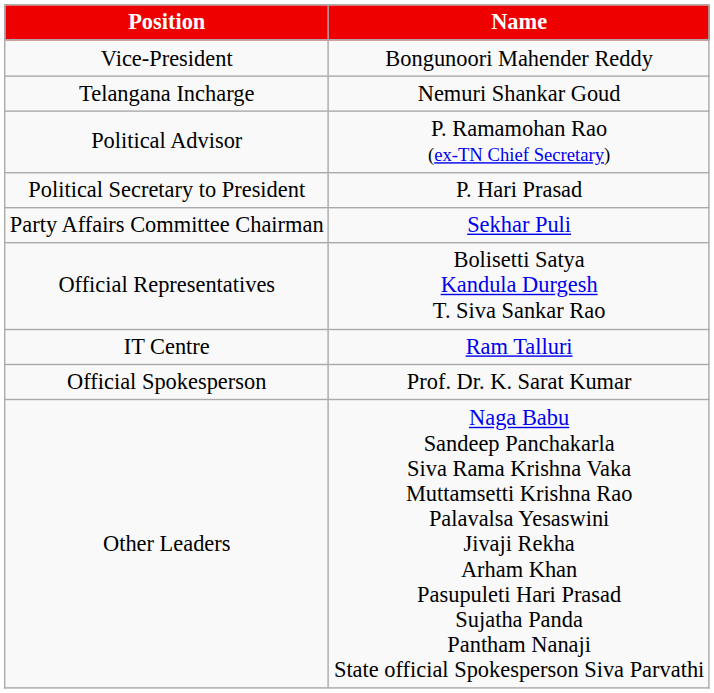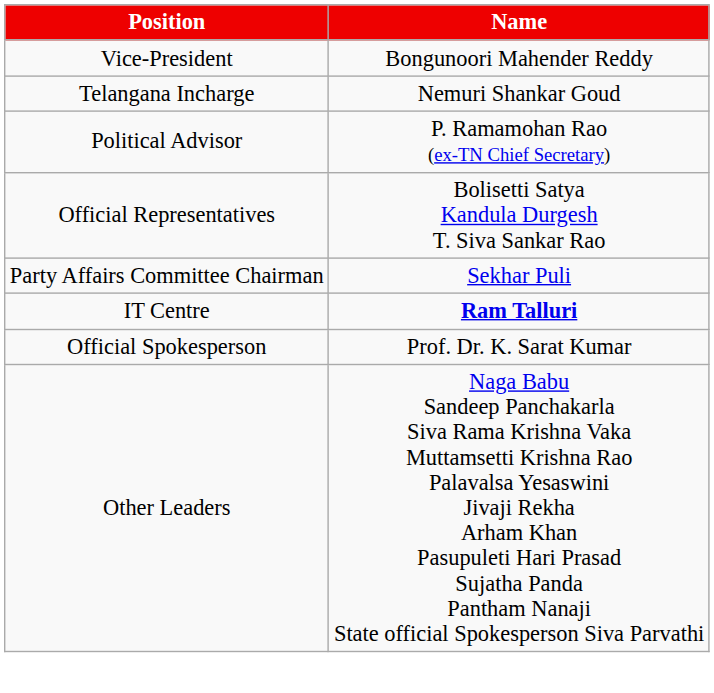- row: (167, 189)
rows swapped: (167, 285) <-> (167, 225)
(519, 346) normal -> (519, 311) bold
